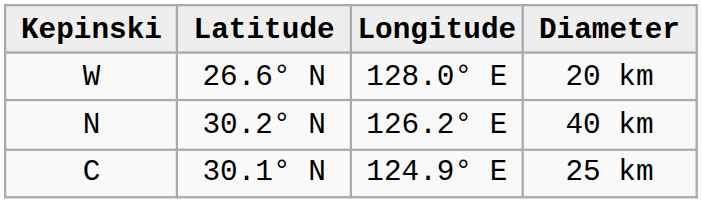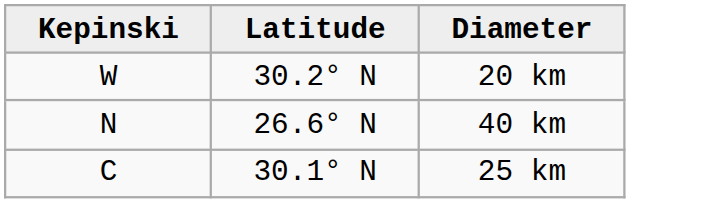- column: (437, 29)
(264, 77) 26.6° N -> (315, 77) 30.2° N
(264, 125) 30.2° N -> (315, 125) 26.6° N
